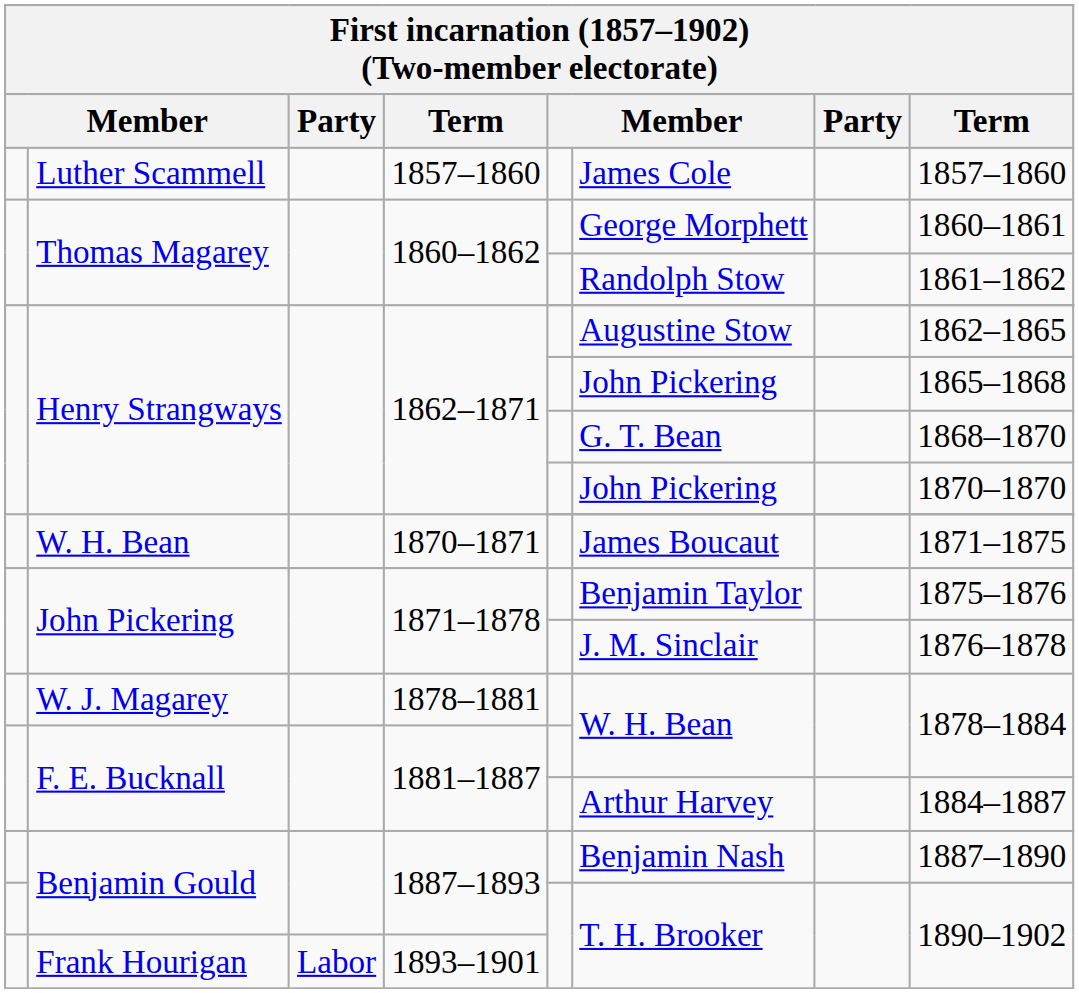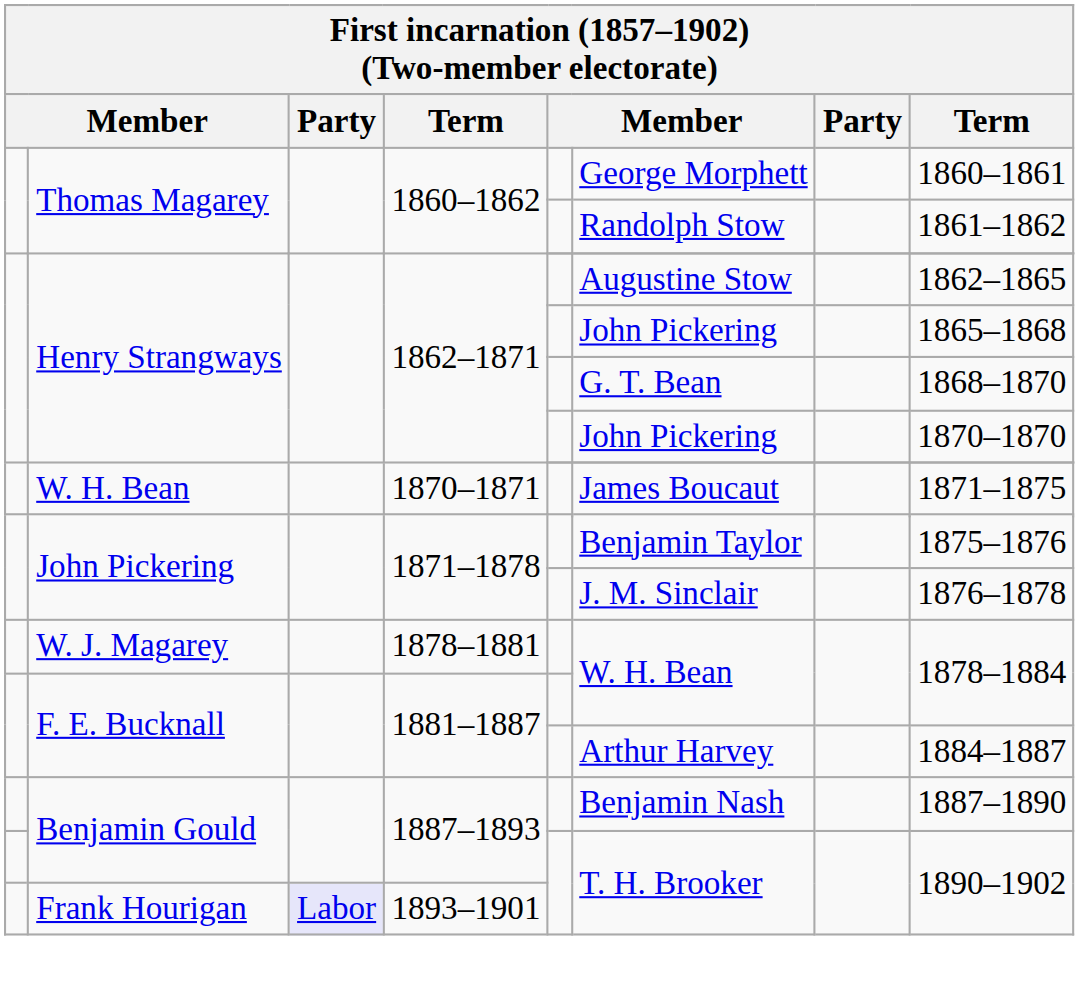- row: (151, 173)
(337, 960) no background -> (337, 908) lavender background
